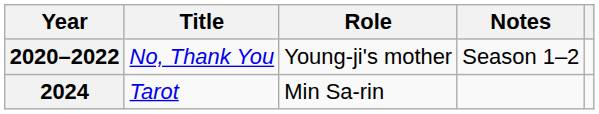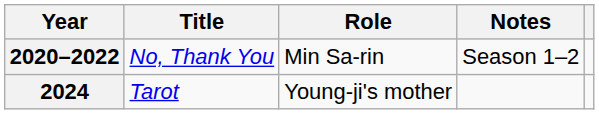(368, 56) Young-ji's mother -> (334, 56) Min Sa-rin
(334, 91) Min Sa-rin -> (368, 91) Young-ji's mother
